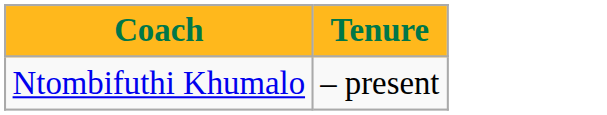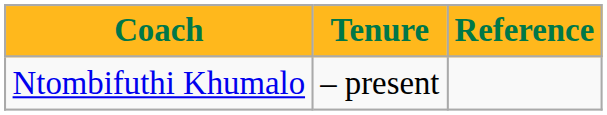+ column: (524, 30)
